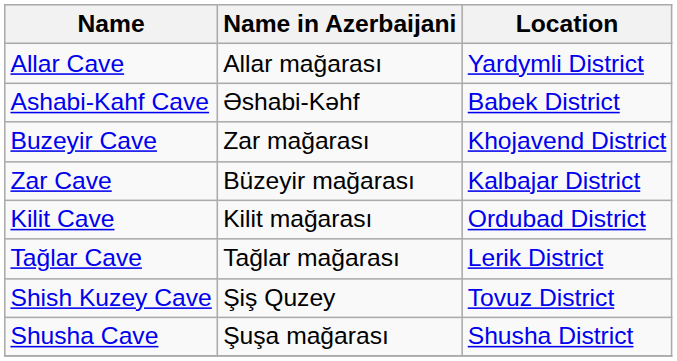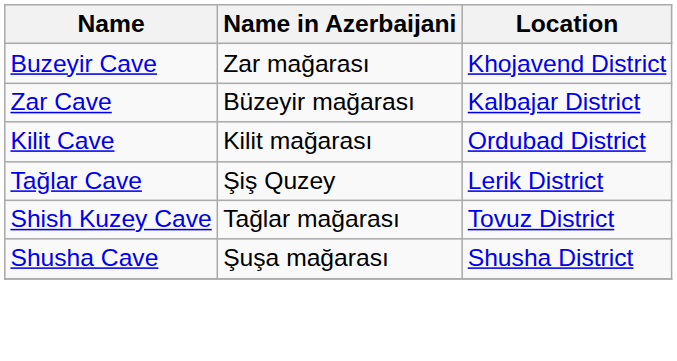- row: (67, 63)
- row: (110, 102)
(311, 258) Tağlar mağarası -> (279, 180) Şiş Quzey
(279, 297) Şiş Quzey -> (311, 219) Tağlar mağarası
